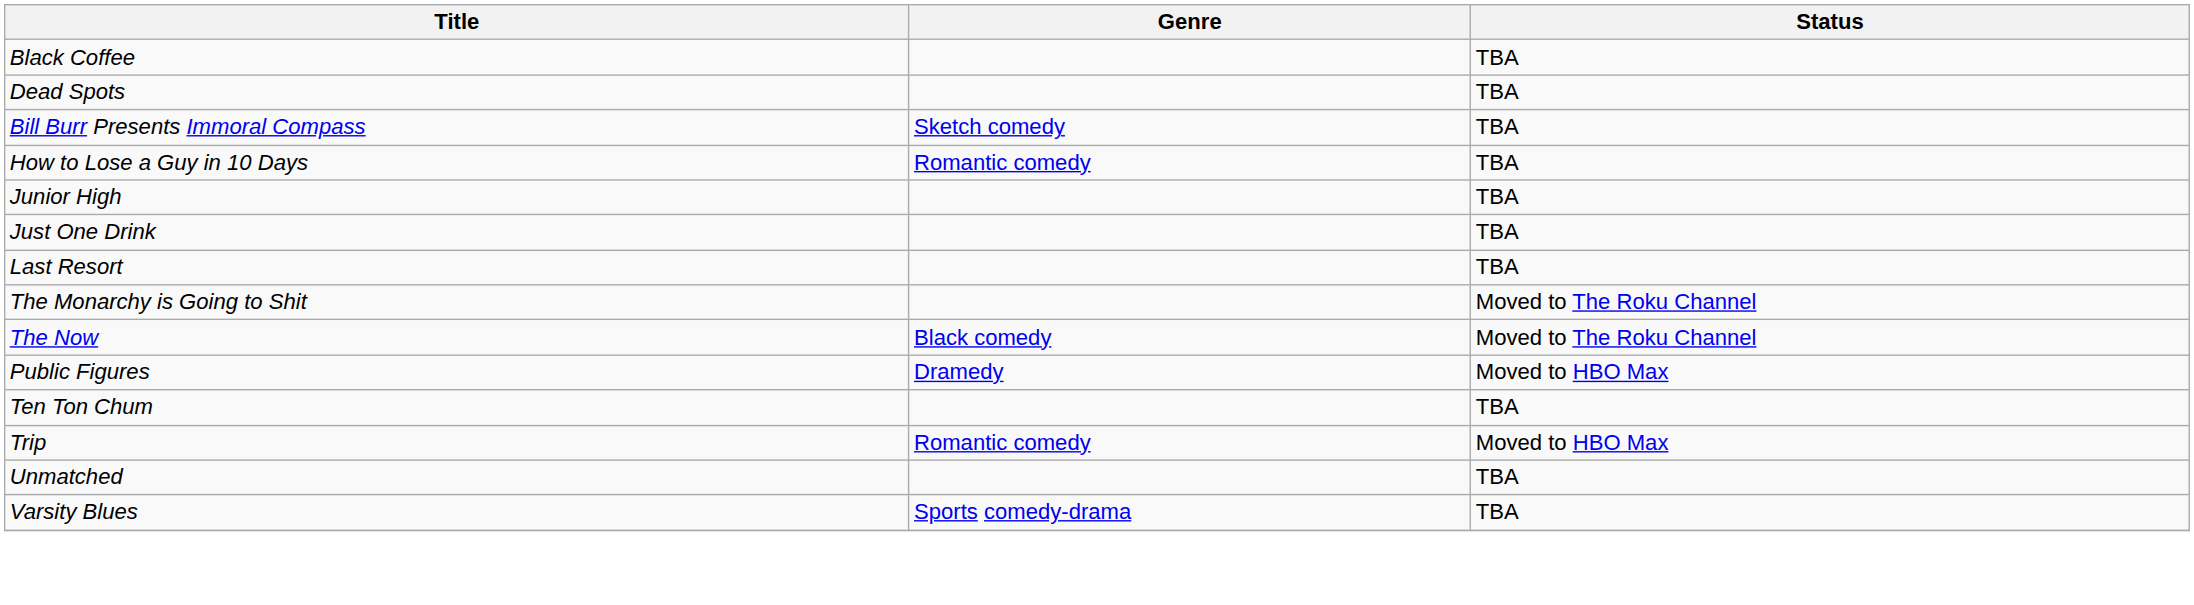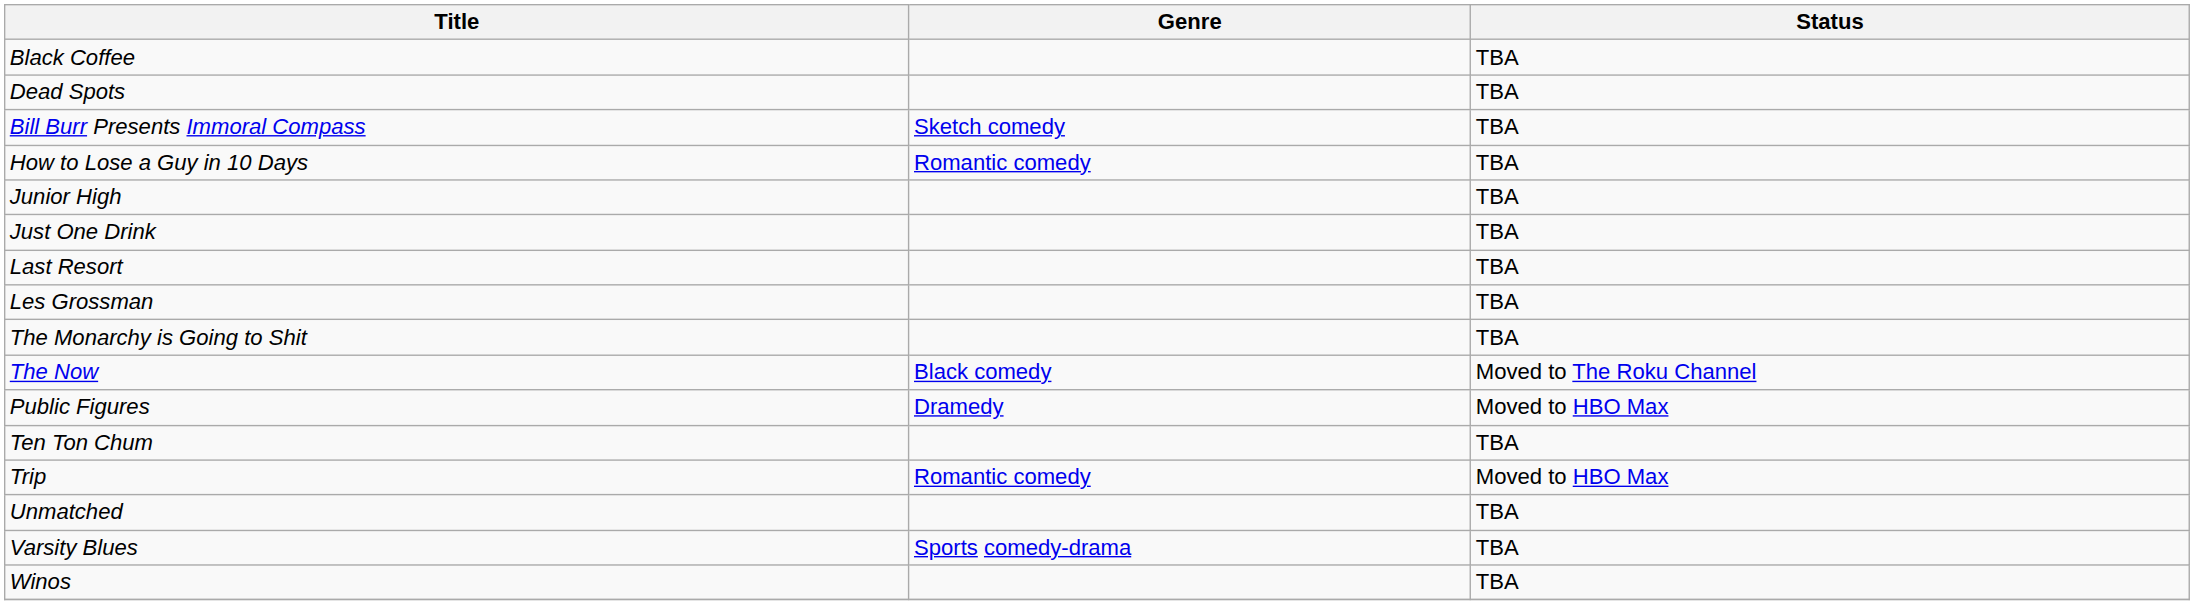+ row: (82, 302)
(1616, 302) Moved to The Roku Channel -> (1497, 337) TBA
+ row: (40, 582)
